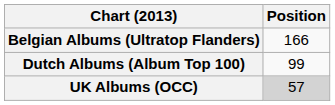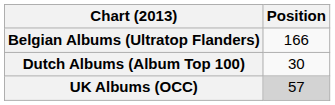(296, 64) 99 -> (296, 64) 30
